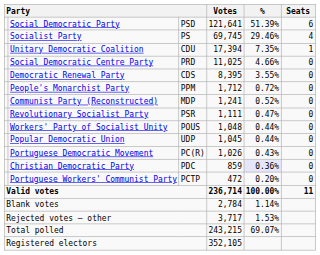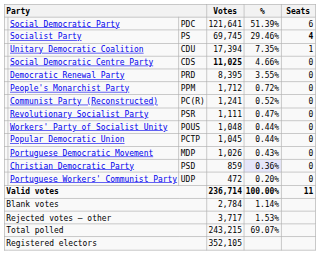(188, 24) PSD -> (188, 24) PDC
(311, 37) normal -> (311, 37) bold
(188, 62) PRD -> (188, 62) CDS
(228, 62) normal -> (228, 62) bold
(188, 75) CDS -> (188, 75) PRD
(188, 101) MDP -> (193, 101) PC(R)
(188, 140) UDP -> (190, 140) PCTP
(193, 153) PC(R) -> (188, 153) MDP
(188, 166) PDC -> (188, 166) PSD
(190, 179) PCTP -> (188, 179) UDP
